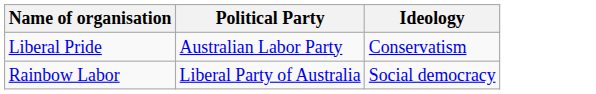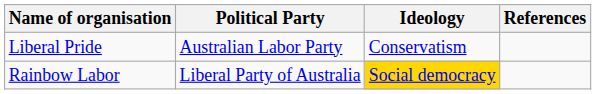+ column: (545, 18)
(432, 74) no background -> (432, 74) gold background
